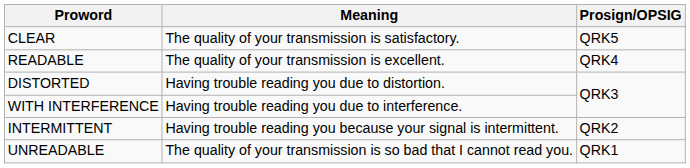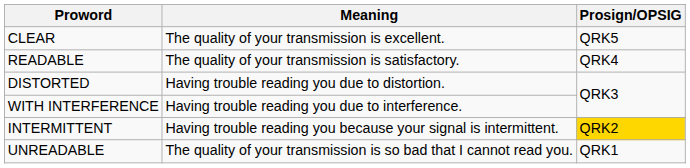(312, 38) The quality of your transmission is satisfactory. -> (305, 38) The quality of your transmission is excellent.
(305, 60) The quality of your transmission is excellent. -> (312, 60) The quality of your transmission is satisfactory.
(599, 128) no background -> (599, 128) gold background
